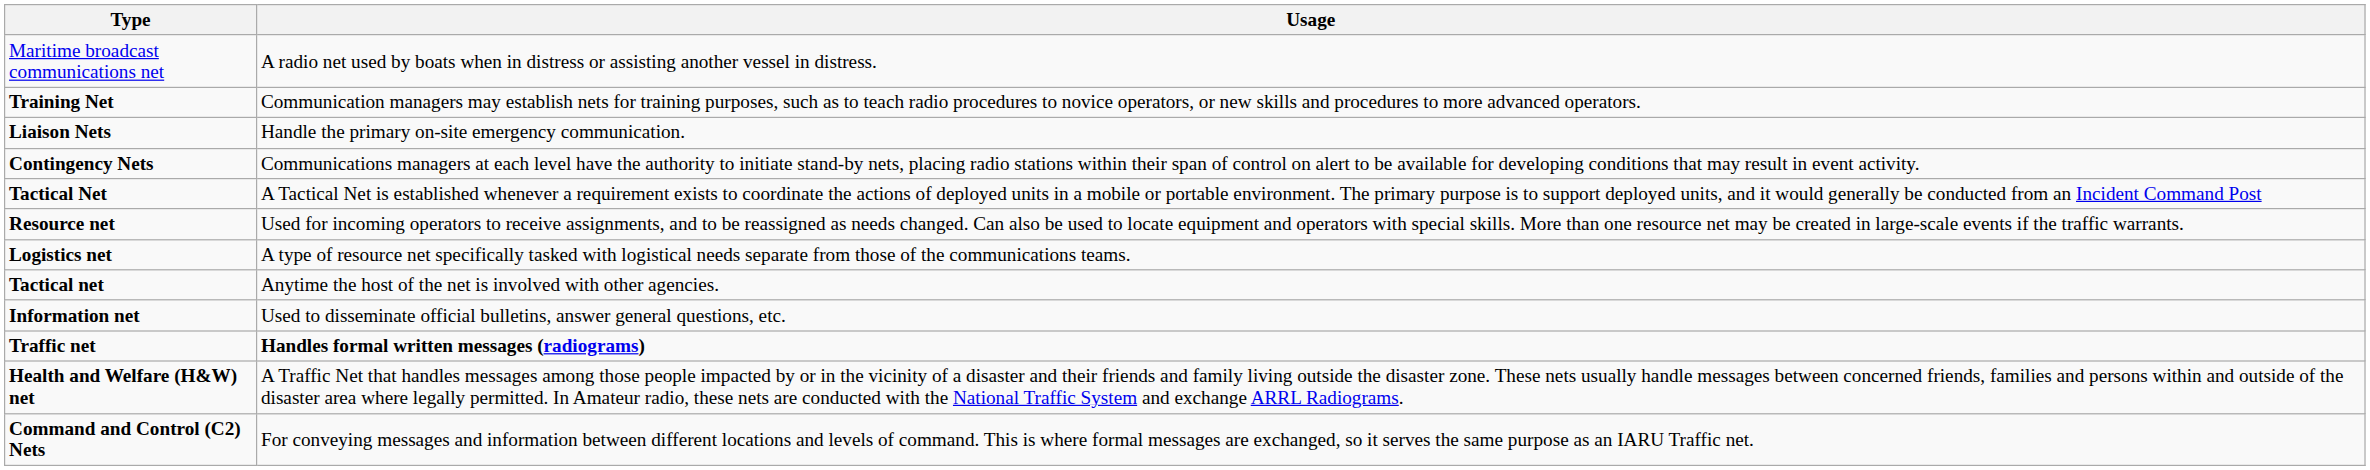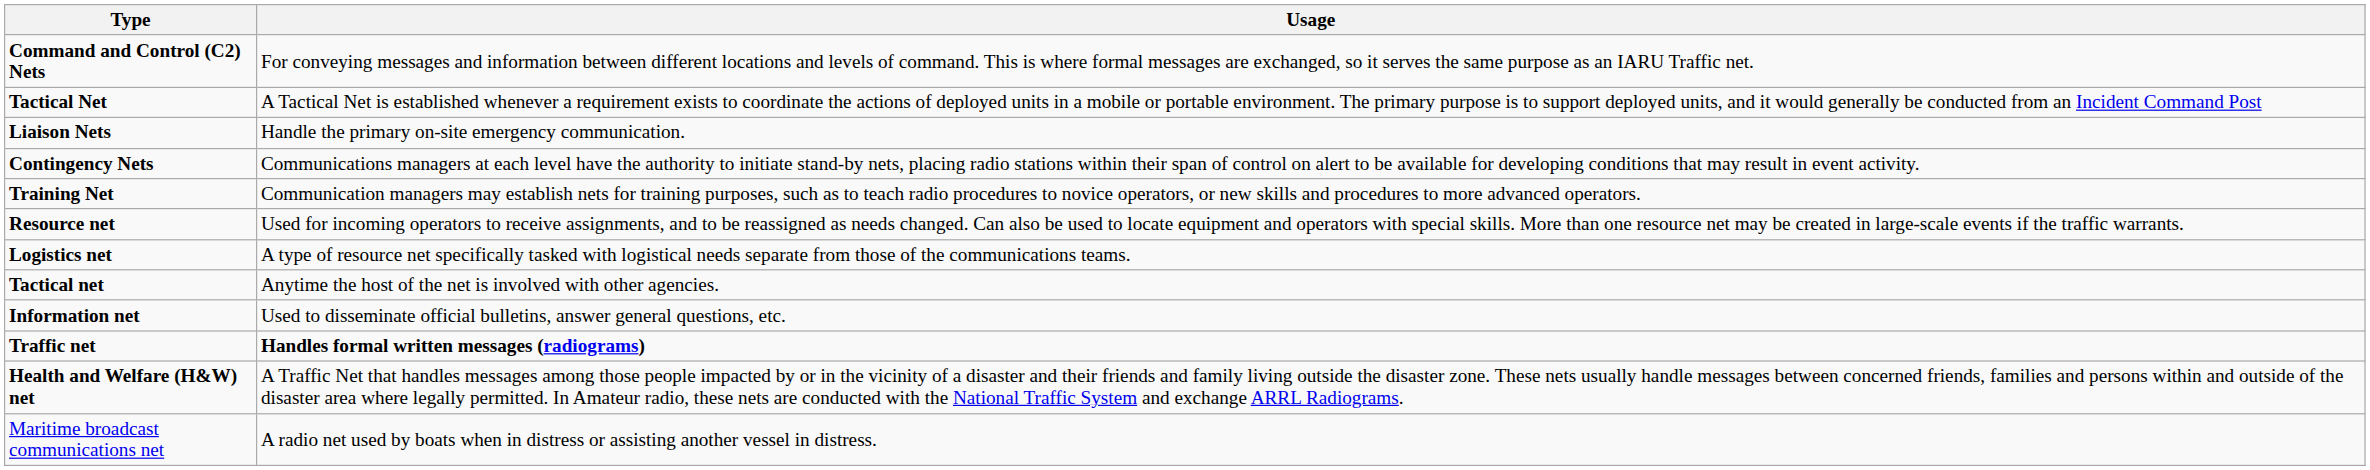rows swapped: (125, 439) <-> (87, 60)
rows swapped: (58, 193) <-> (61, 102)
